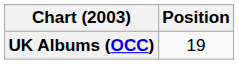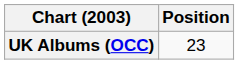(196, 45) 19 -> (196, 45) 23
